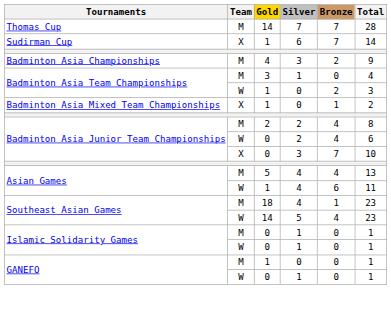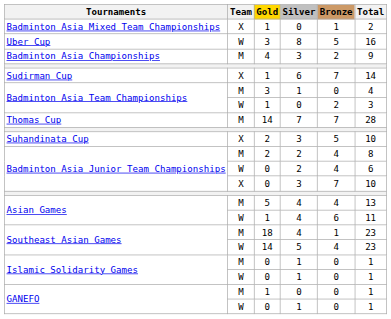rows swapped: (34, 27) <-> (113, 105)
+ row: (28, 41)
rows swapped: (39, 41) <-> (83, 61)
+ row: (48, 139)
